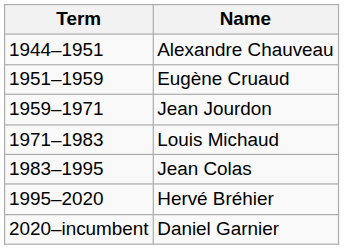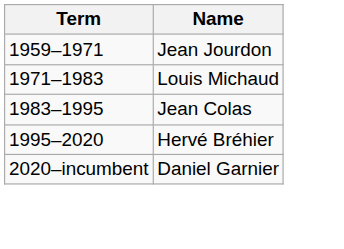- row: (245, 49)
- row: (223, 79)
